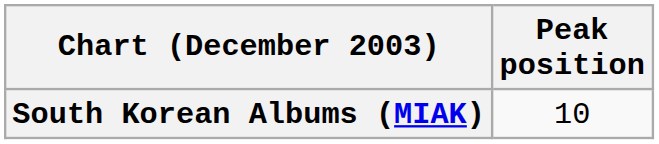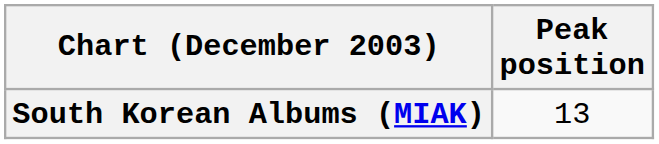(572, 114) 10 -> (572, 114) 13
